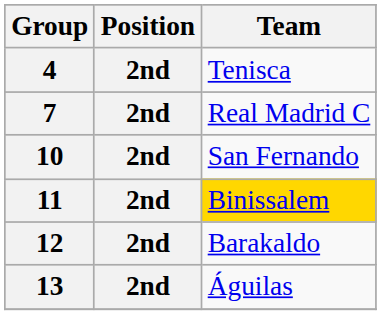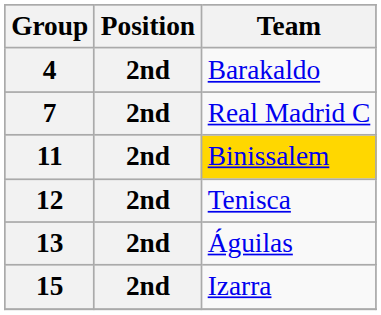(249, 69) Tenisca -> (264, 69) Barakaldo
- row: (50, 156)
(264, 243) Barakaldo -> (249, 199) Tenisca
+ row: (50, 286)
